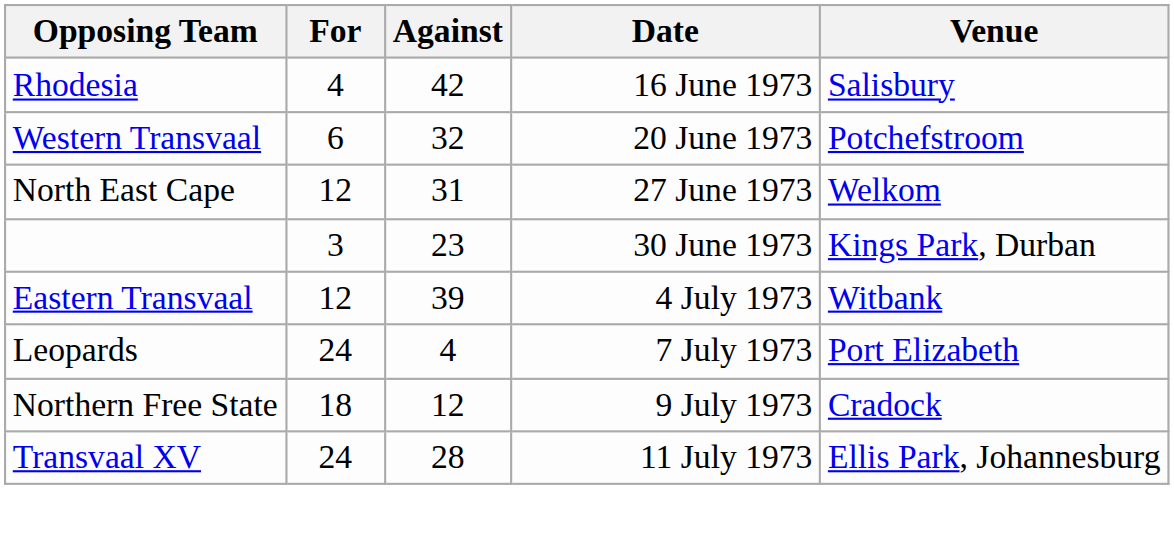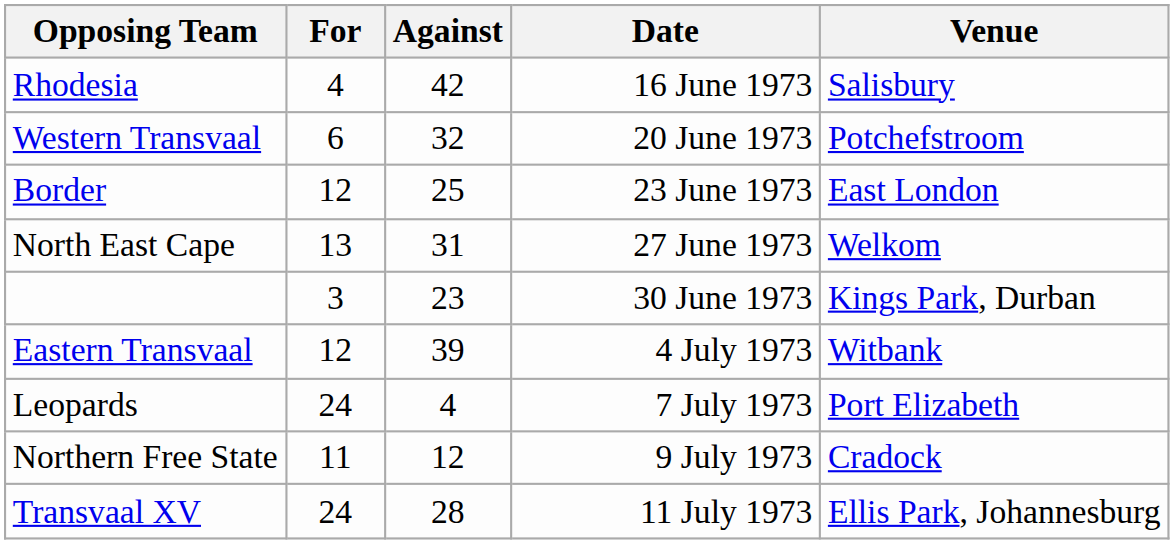+ row: (59, 191)
(335, 191) 12 -> (335, 244) 13
(335, 404) 18 -> (335, 457) 11
